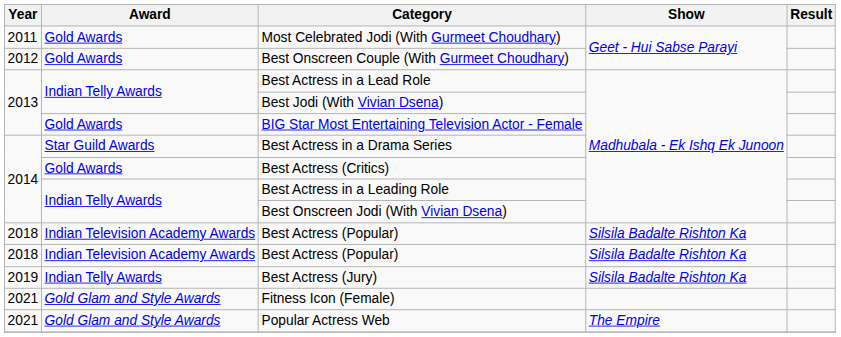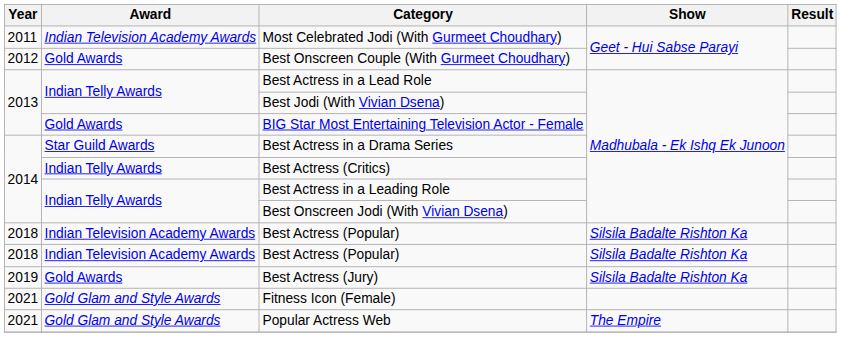(83, 37) Gold Awards -> (150, 37) Indian Television Academy Awards
(83, 168) Gold Awards -> (103, 168) Indian Telly Awards
(103, 277) Indian Telly Awards -> (83, 277) Gold Awards
